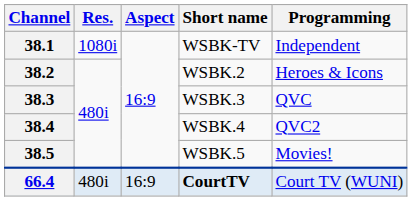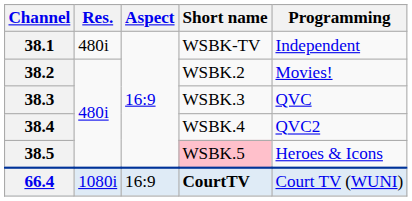(98, 45) 1080i -> (93, 45) 480i
(329, 72) Heroes & Icons -> (304, 72) Movies!
(214, 153) no background -> (214, 153) pink background
(304, 153) Movies! -> (329, 153) Heroes & Icons
(93, 182) 480i -> (98, 182) 1080i
